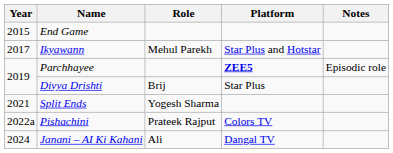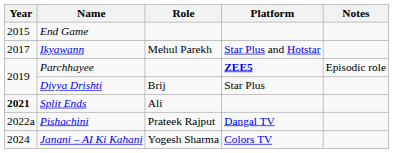(18, 103) normal -> (18, 103) bold
(183, 103) Yogesh Sharma -> (155, 103) Ali
(248, 121) Colors TV -> (250, 121) Dangal TV
(155, 139) Ali -> (183, 139) Yogesh Sharma
(250, 139) Dangal TV -> (248, 139) Colors TV
